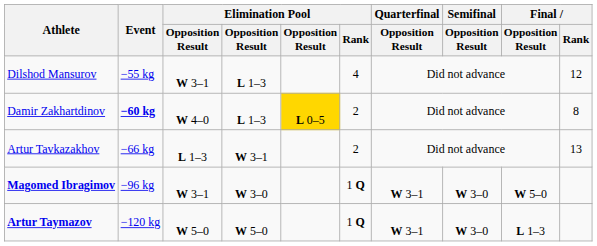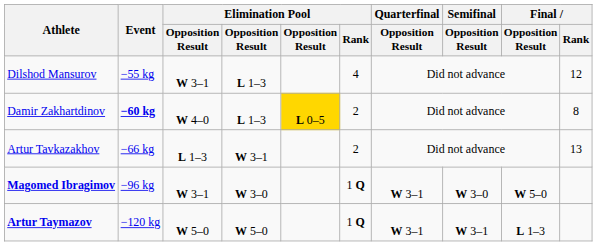(472, 231) W 3–0 -> (472, 231) W 3–1
